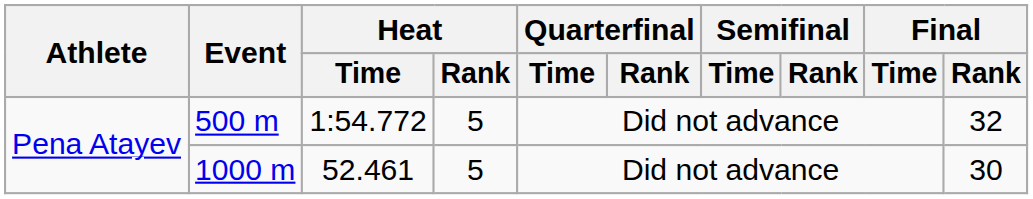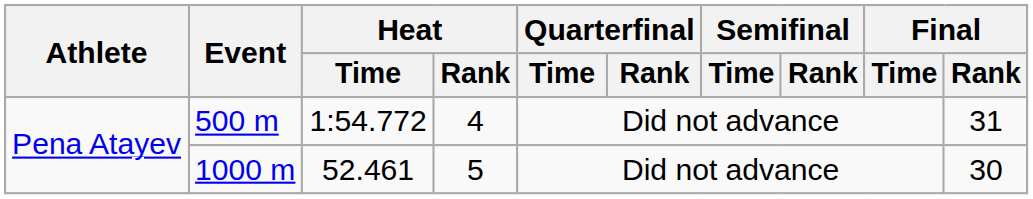(475, 122) 5 -> (475, 122) 4
(986, 122) 32 -> (986, 122) 31
